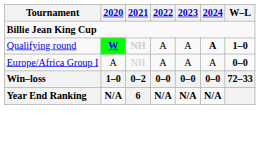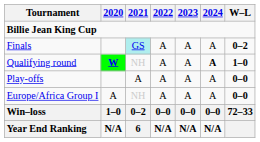+ row: (19, 46)
(138, 46) bold -> (138, 63) normal
+ row: (25, 79)
